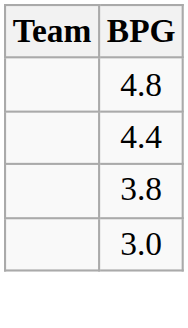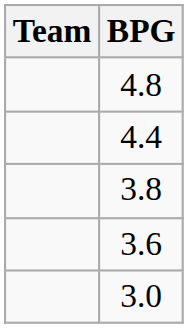+ row: (141, 243)
